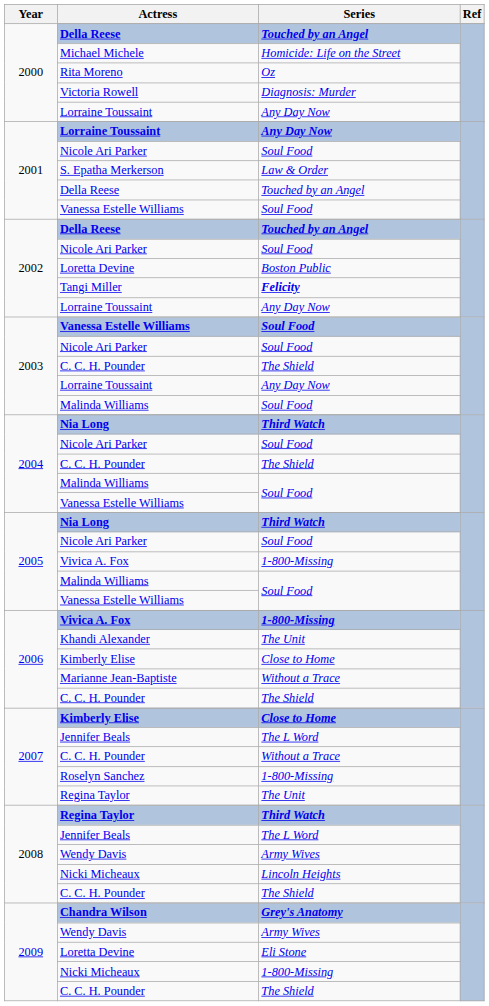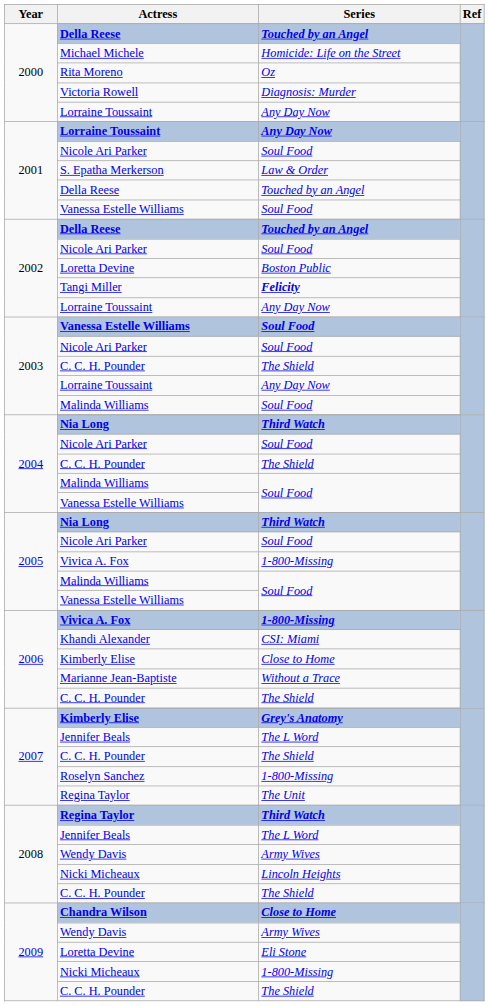(283, 639) The Unit -> (290, 639) CSI: Miami
(299, 717) Close to Home -> (302, 717) Grey's Anatomy
(301, 756) Without a Trace -> (288, 756) The Shield
(302, 913) Grey's Anatomy -> (299, 913) Close to Home
